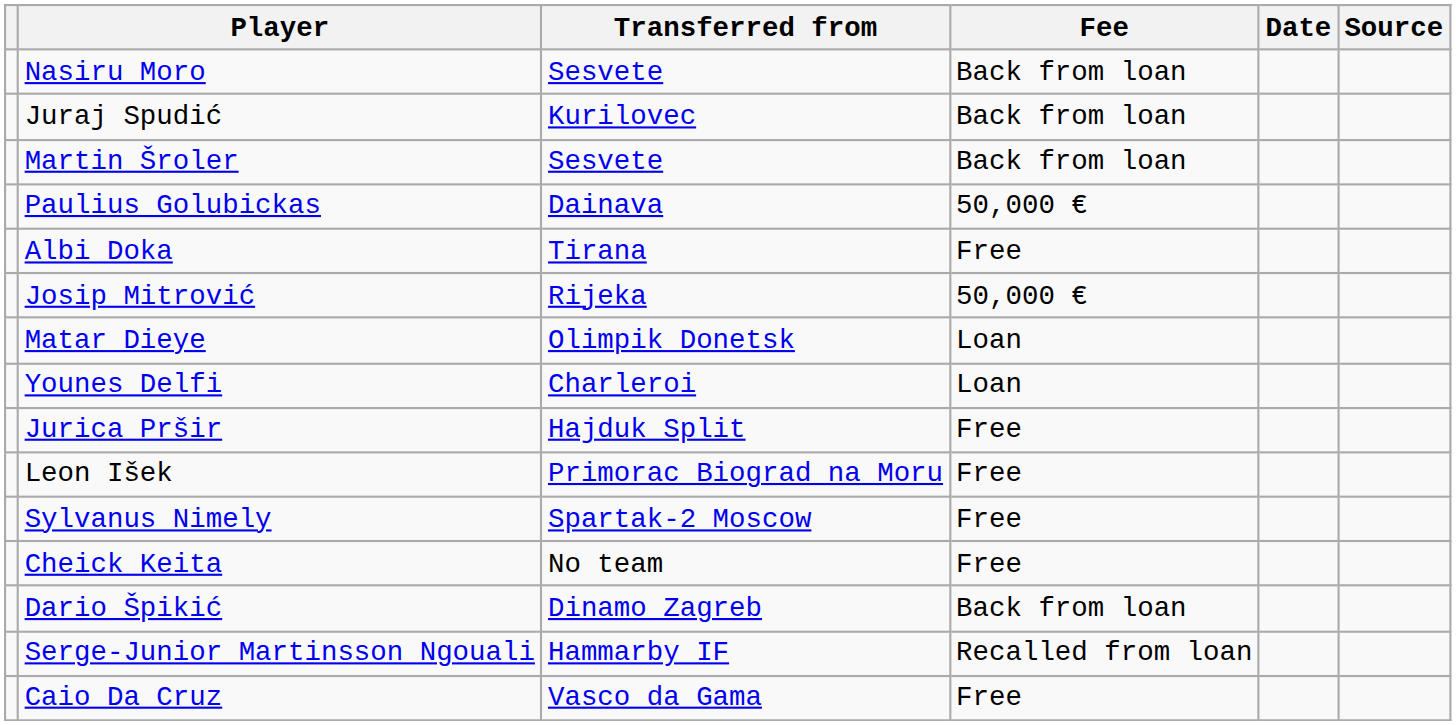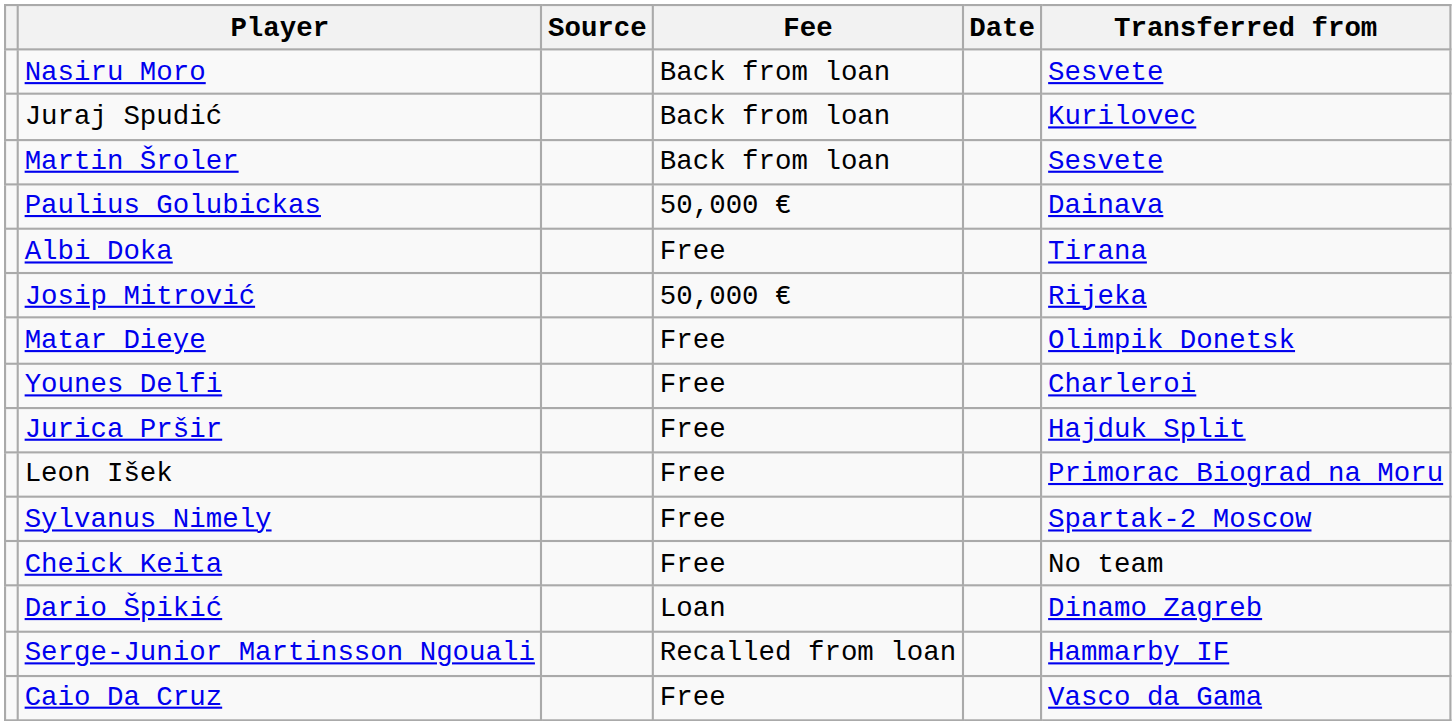columns swapped: (746, 27) <-> (1394, 27)
(989, 340) Loan -> (693, 340) Free
(989, 385) Loan -> (693, 385) Free
(1071, 609) Back from loan -> (693, 609) Loan
